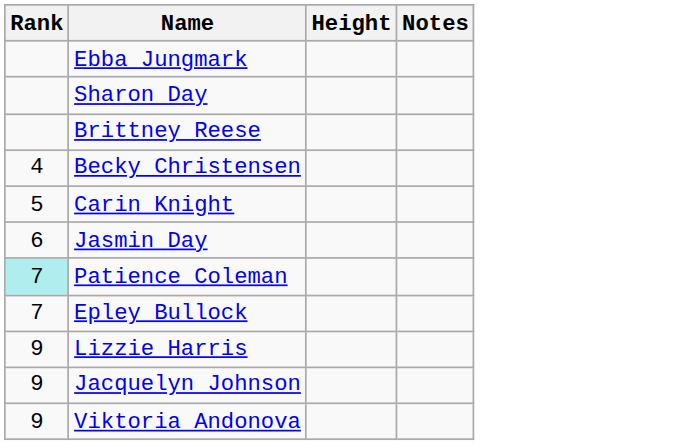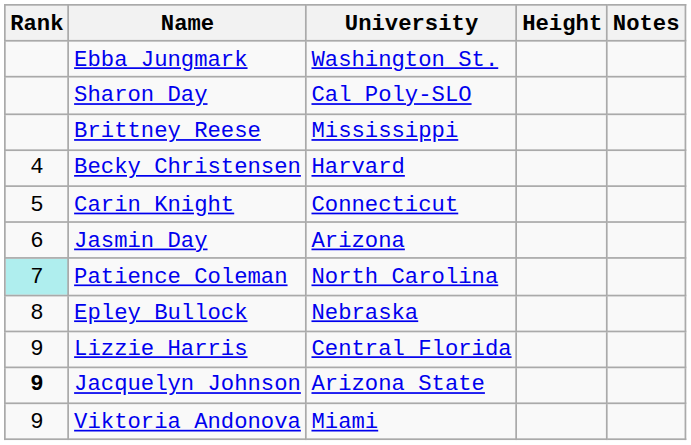+ column: (412, 23)
(37, 313) 7 -> (37, 313) 8
(37, 385) normal -> (37, 385) bold
